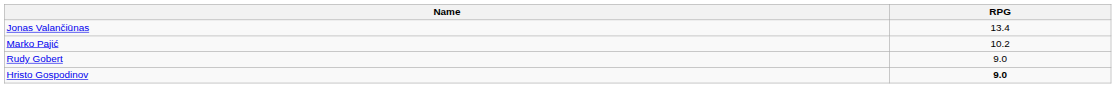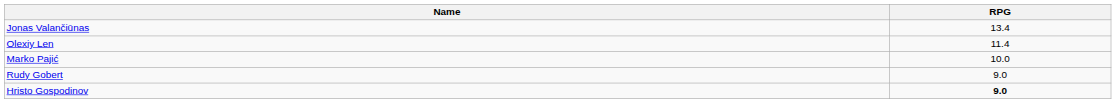+ row: (30, 43)
(1000, 43) 10.2 -> (1000, 59) 10.0
